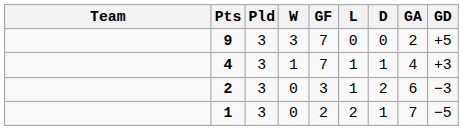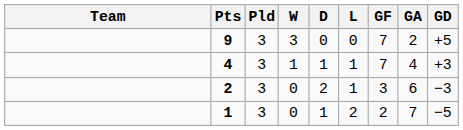columns swapped: (383, 17) <-> (323, 17)
